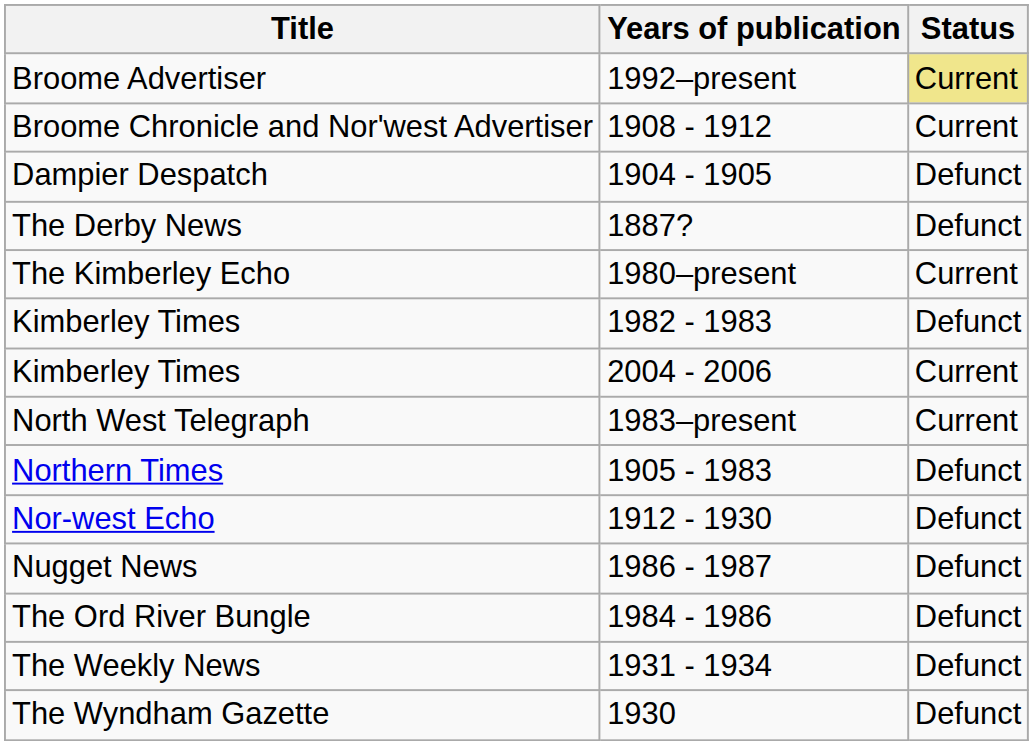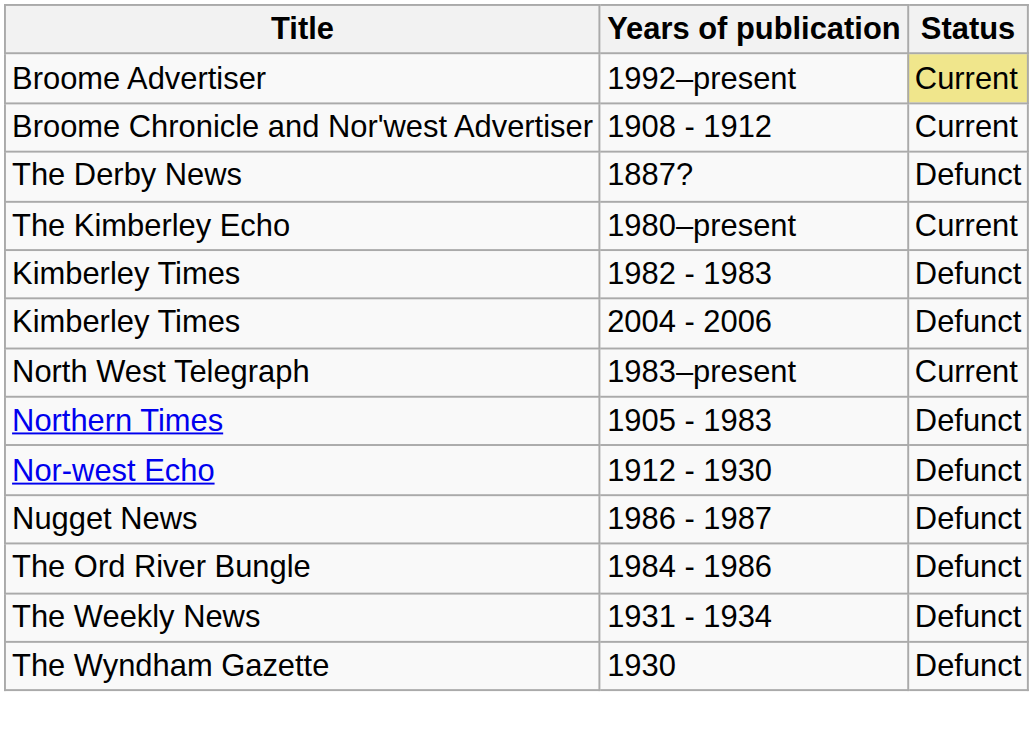- row: (140, 175)
(966, 371) Current -> (968, 322) Defunct
